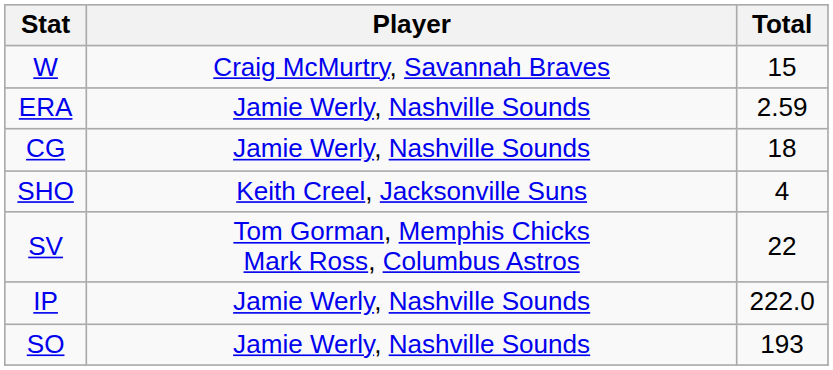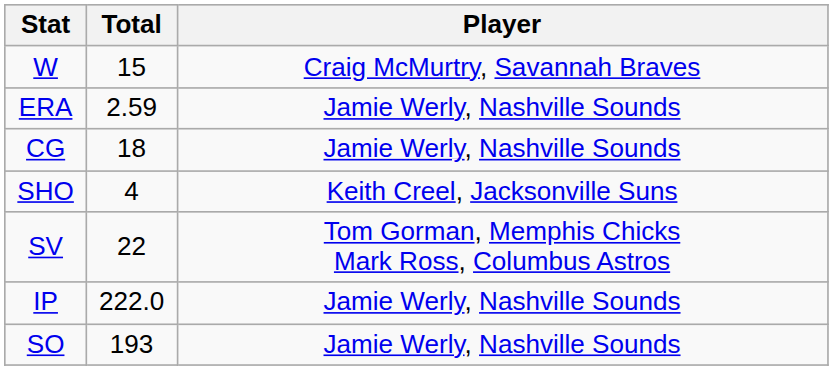columns swapped: (412, 25) <-> (782, 25)
